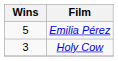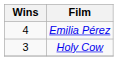(26, 30) 5 -> (26, 30) 4
